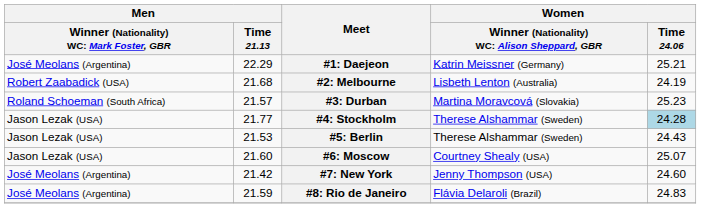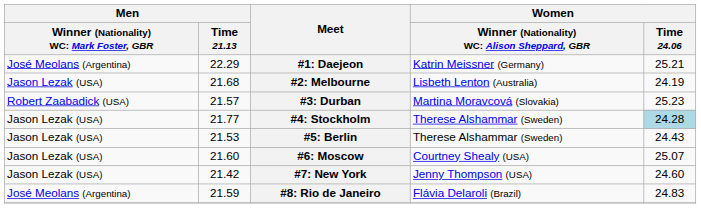(68, 82) Robert Zaabadick (USA) -> (55, 82) Jason Lezak (USA)
(86, 100) Roland Schoeman (South Africa) -> (68, 100) Robert Zaabadick (USA)
(69, 175) José Meolans (Argentina) -> (55, 175) Jason Lezak (USA)
